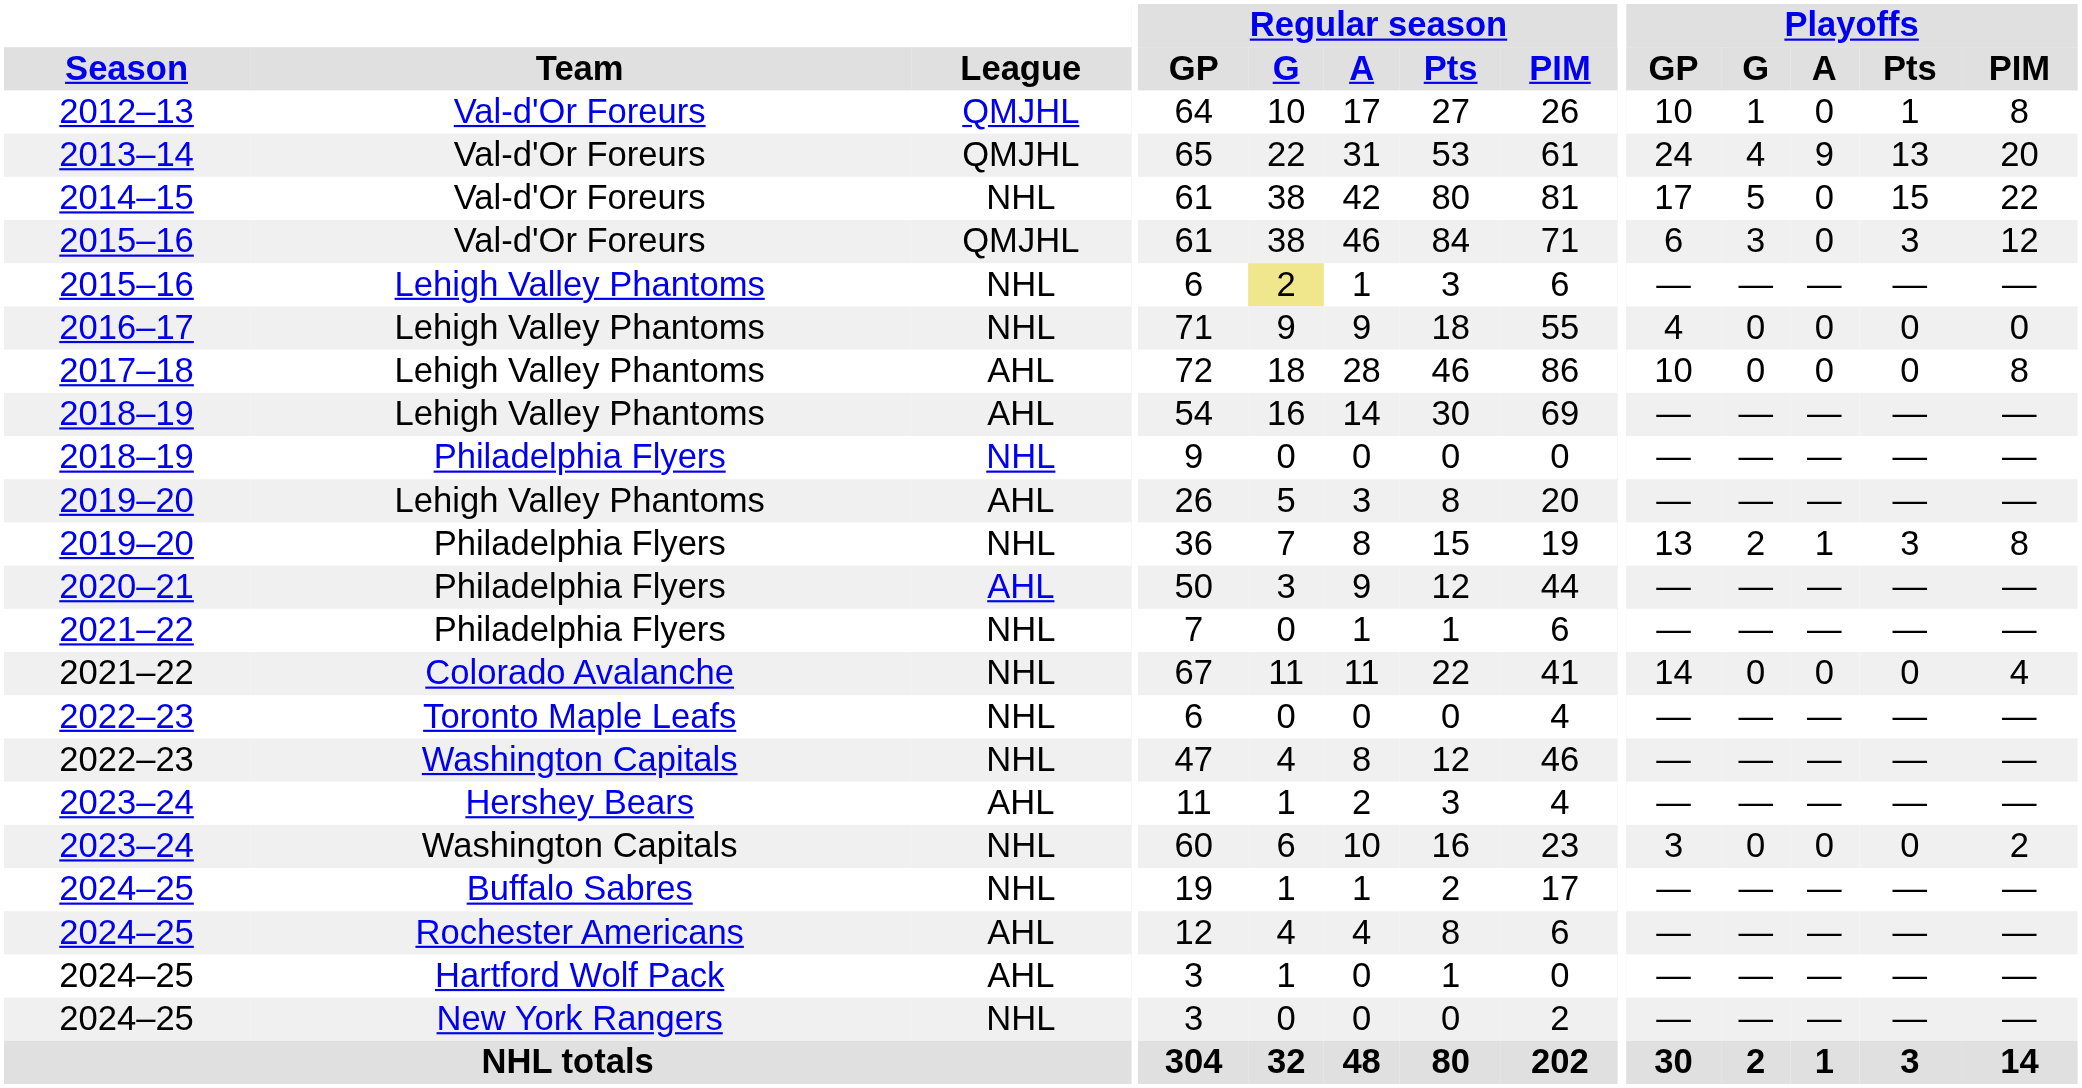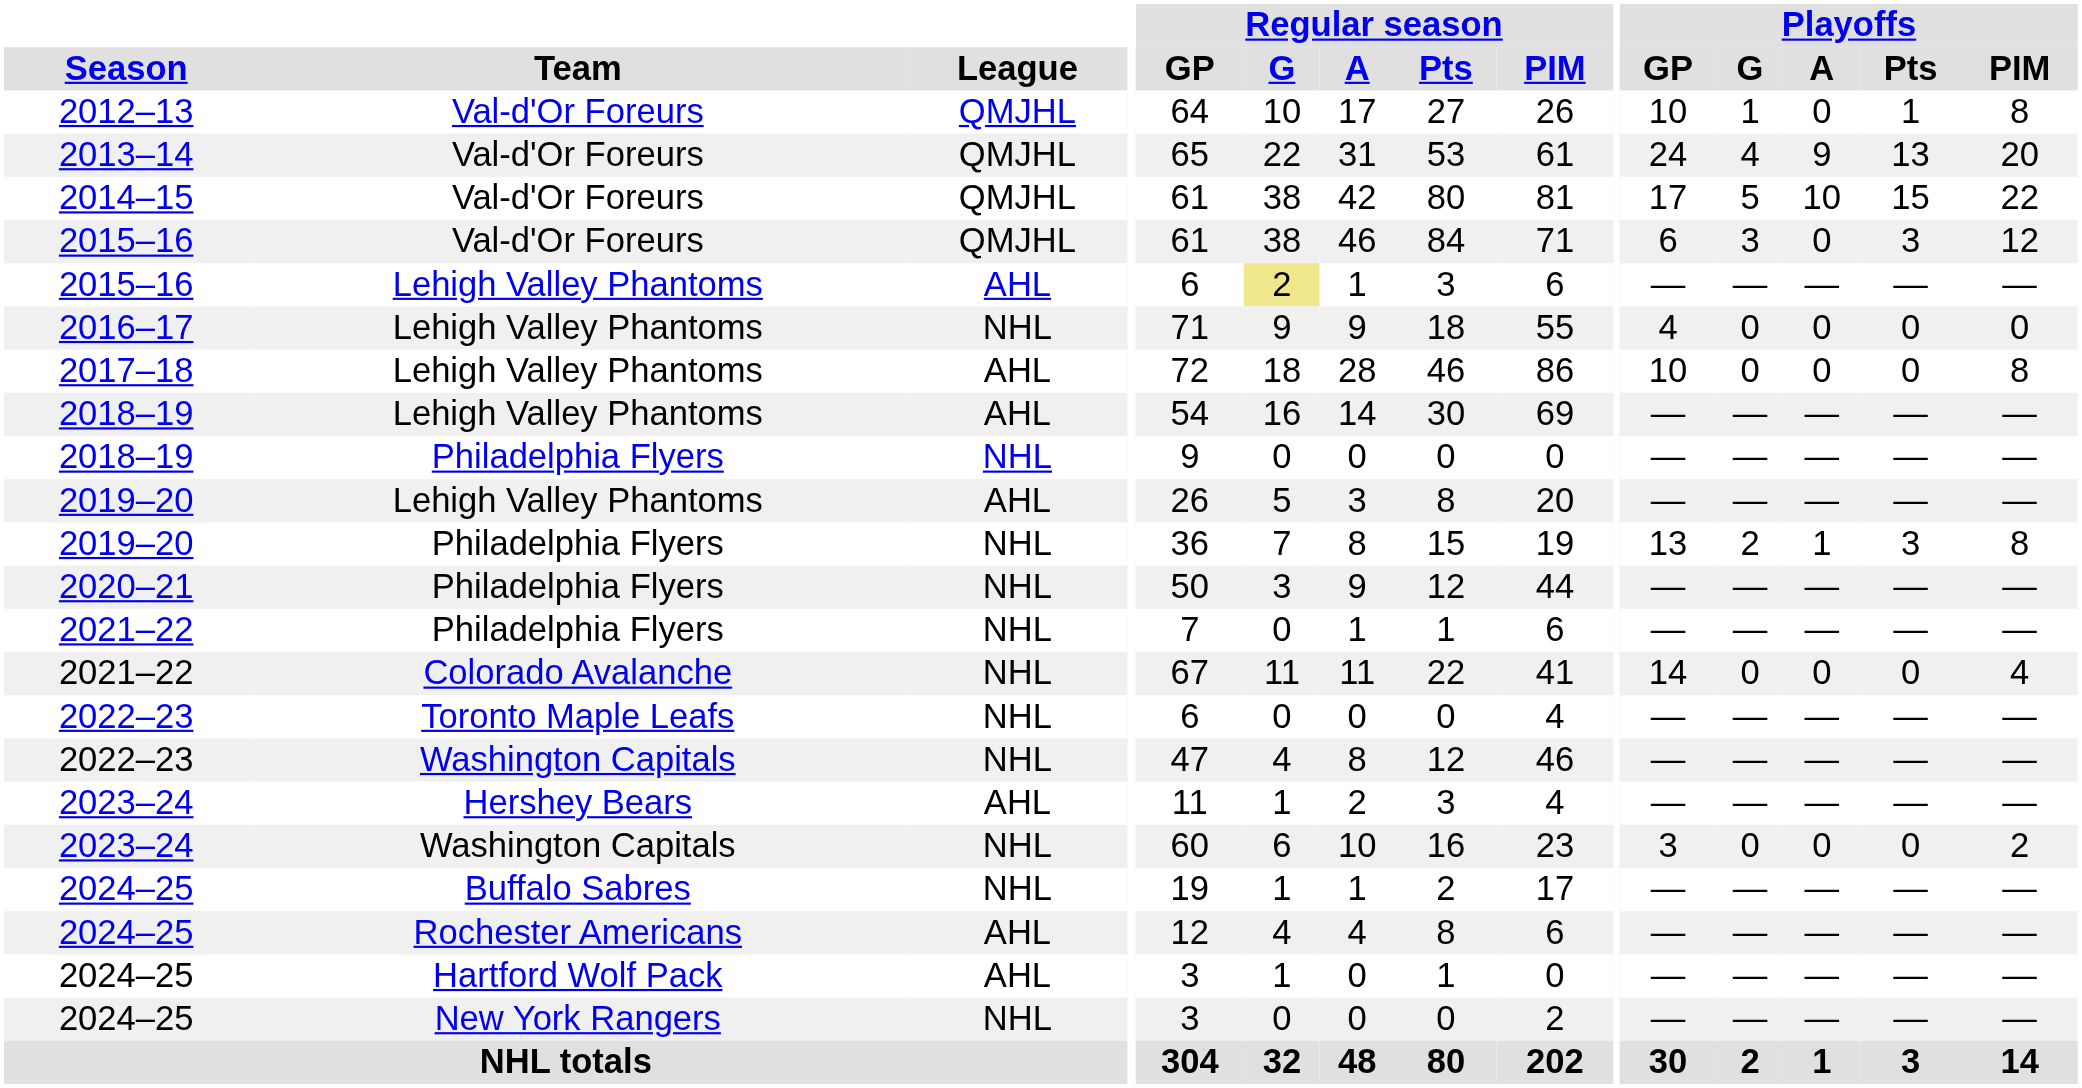(1021, 197) NHL -> (1017, 197) QMJHL
(1824, 197) 0 -> (1822, 197) 10
(1021, 284) NHL -> (1017, 284) AHL
(1021, 586) AHL -> (1017, 586) NHL
